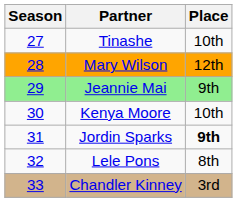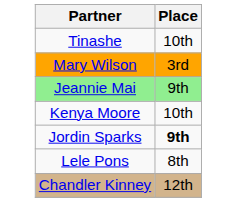- column: (35, 16)
(209, 64) 12th -> (178, 64) 3rd
(209, 185) 3rd -> (178, 185) 12th
